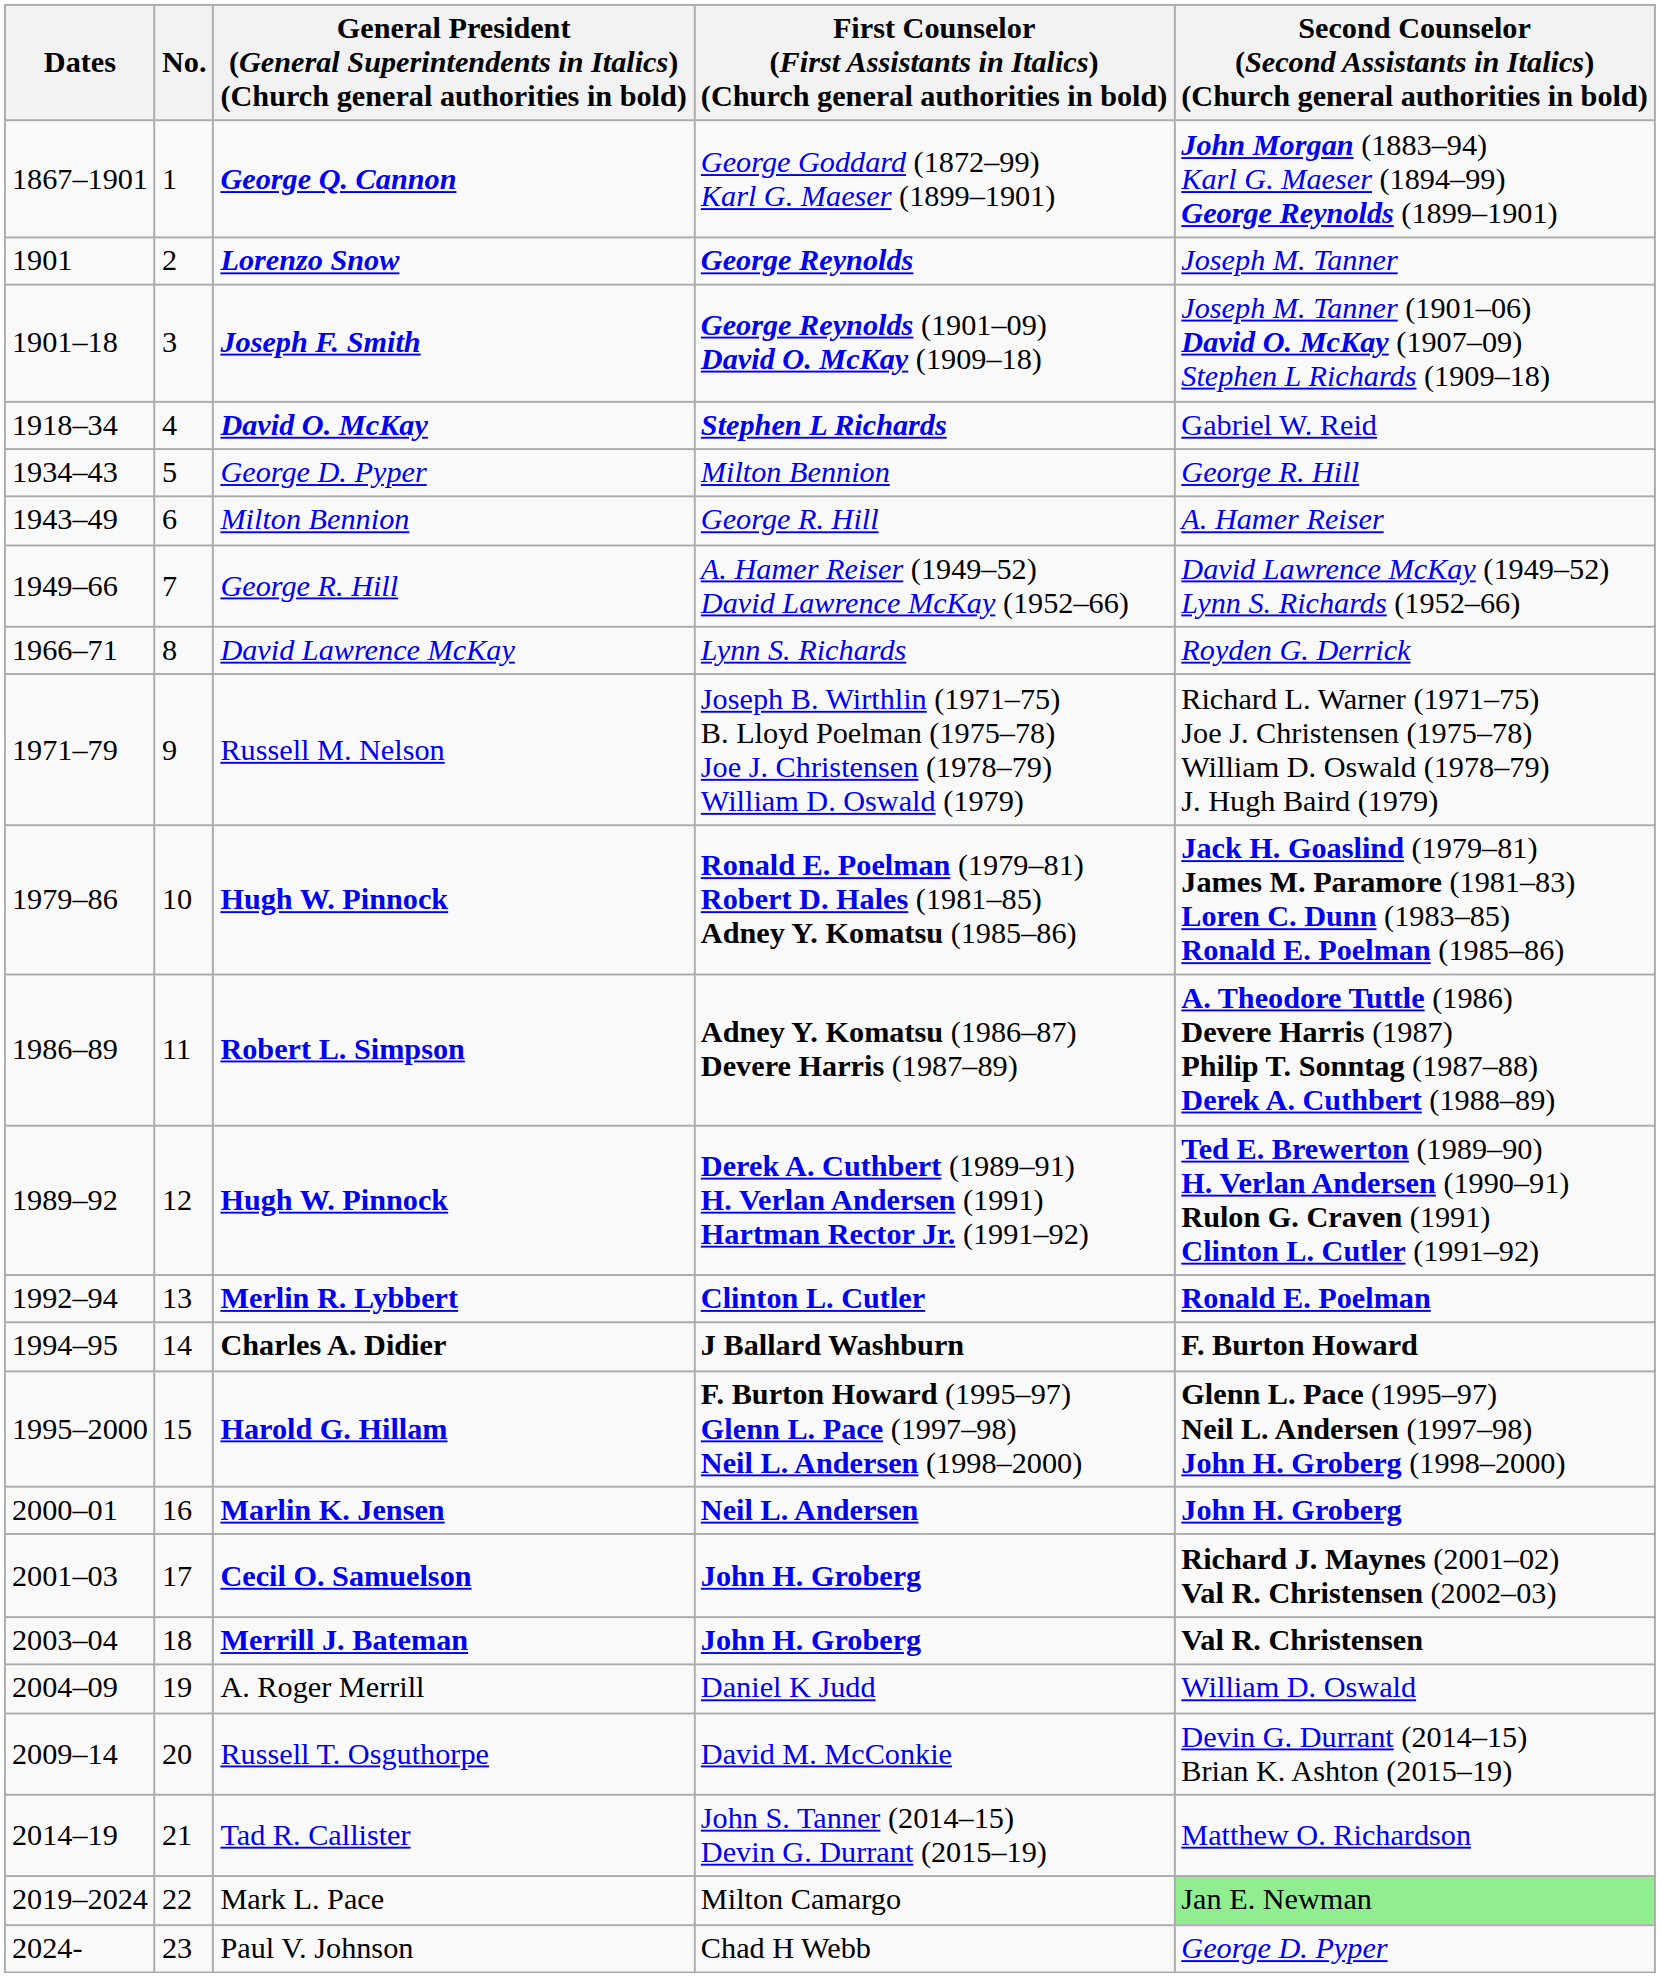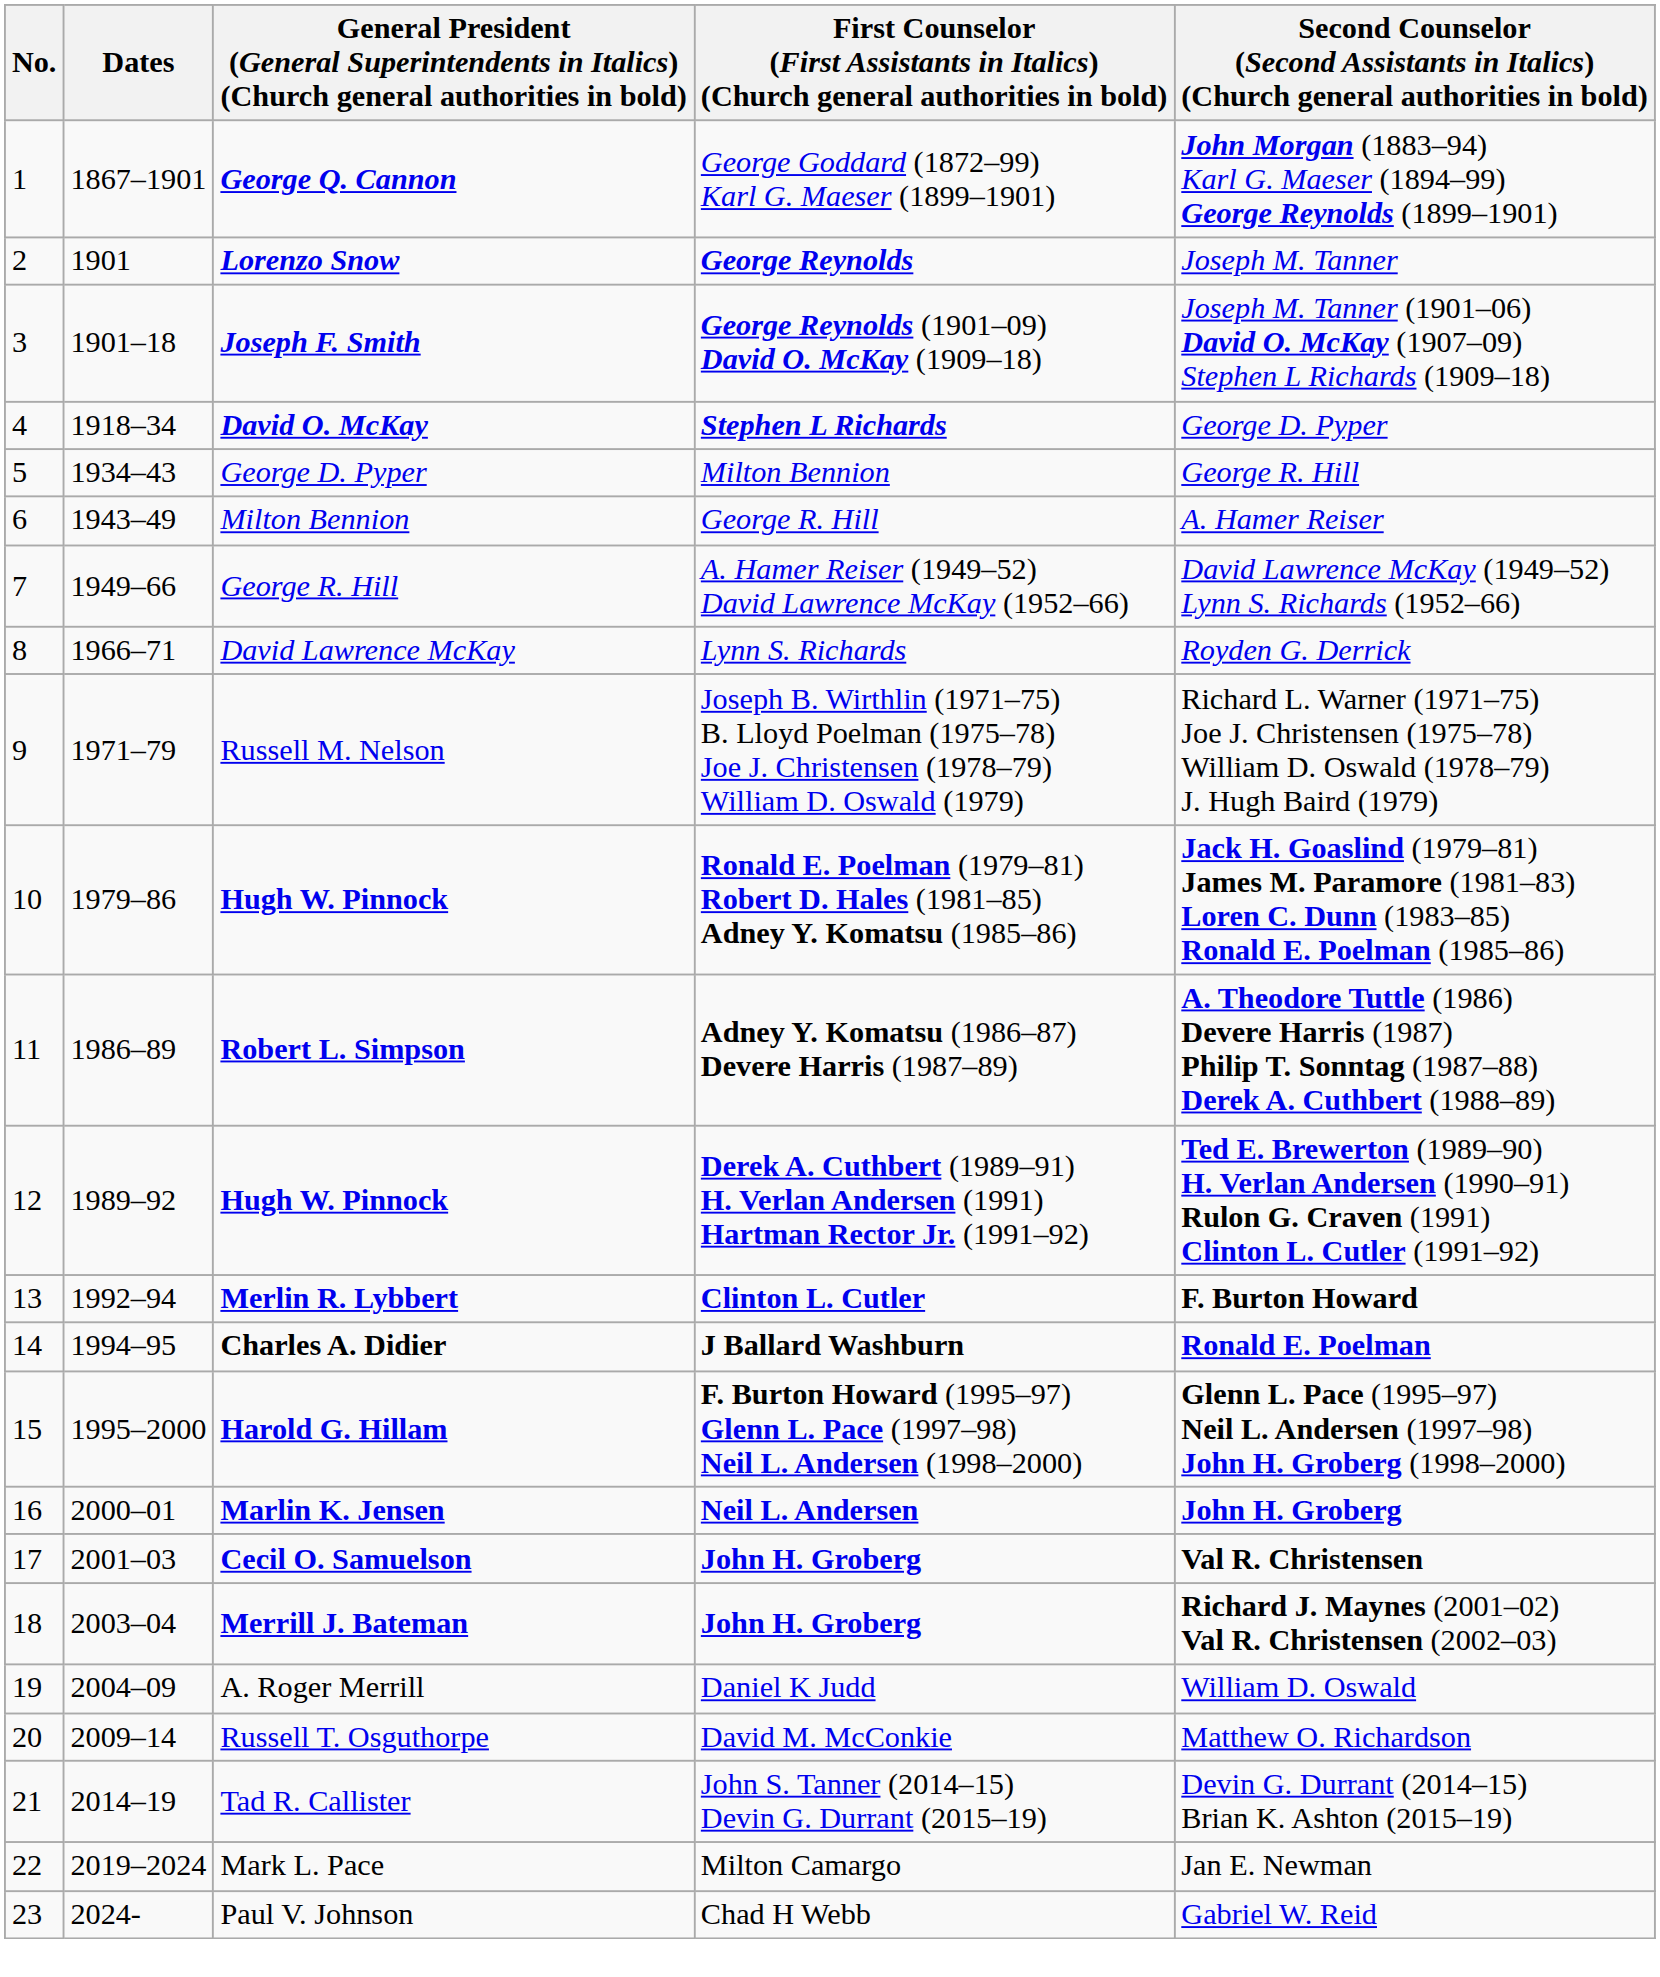columns swapped: (184, 62) <-> (80, 62)
(1279, 424) Gabriel W. Reid -> (1284, 424) George D. Pyper
(1306, 1298) Ronald E. Poelman -> (1300, 1298) F. Burton Howard
(1300, 1346) F. Burton Howard -> (1306, 1346) Ronald E. Poelman
(1370, 1575) Richard J. Maynes (2001–02) Val R. Christensen (2002–03) -> (1302, 1558) Val R. Christensen
(1302, 1640) Val R. Christensen -> (1370, 1623) Richard J. Maynes (2001–02) Val R. Christensen (2002–03)
(1354, 1753) Devin G. Durrant (2014–15) Brian K. Ashton (2015–19) -> (1326, 1736) Matthew O. Richardson
(1326, 1835) Matthew O. Richardson -> (1354, 1801) Devin G. Durrant (2014–15) Brian K. Ashton (2015–19)
(1277, 1900) lightgreen background -> (1277, 1866) no background
(1284, 1948) George D. Pyper -> (1279, 1913) Gabriel W. Reid
